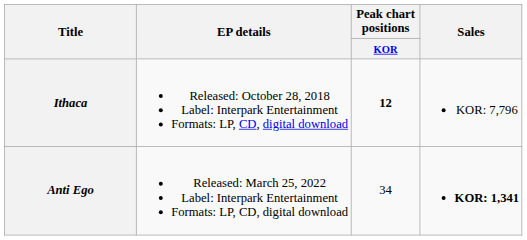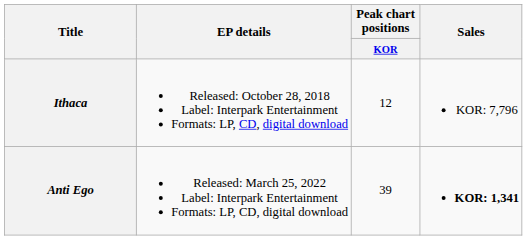(386, 102) bold -> (386, 102) normal
(386, 190) 34 -> (386, 190) 39
